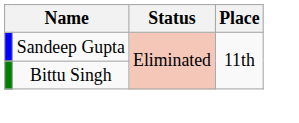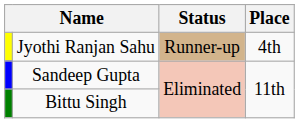+ row: (86, 46)
